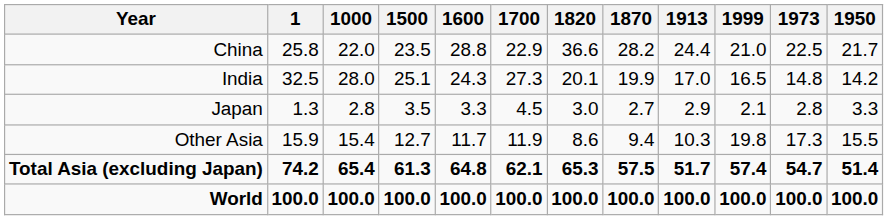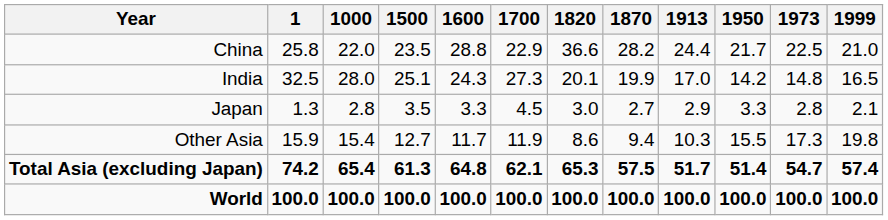columns swapped: (855, 19) <-> (743, 19)
